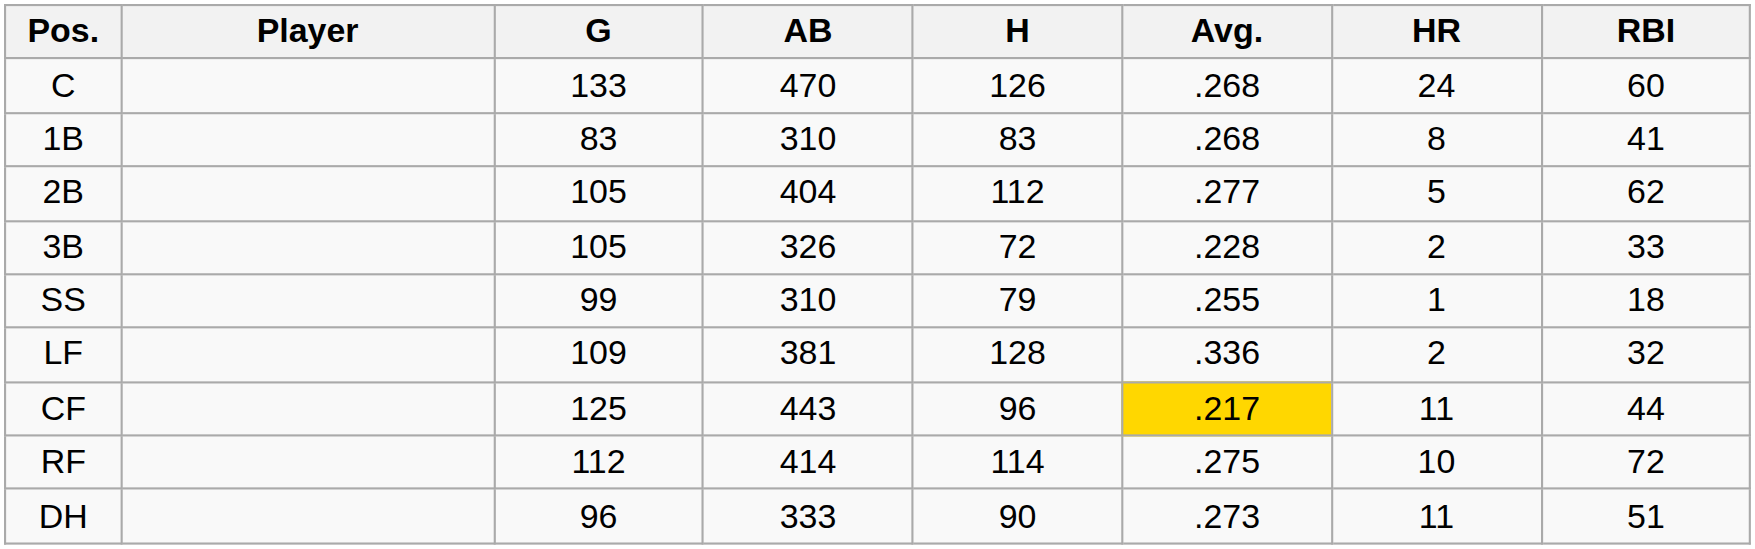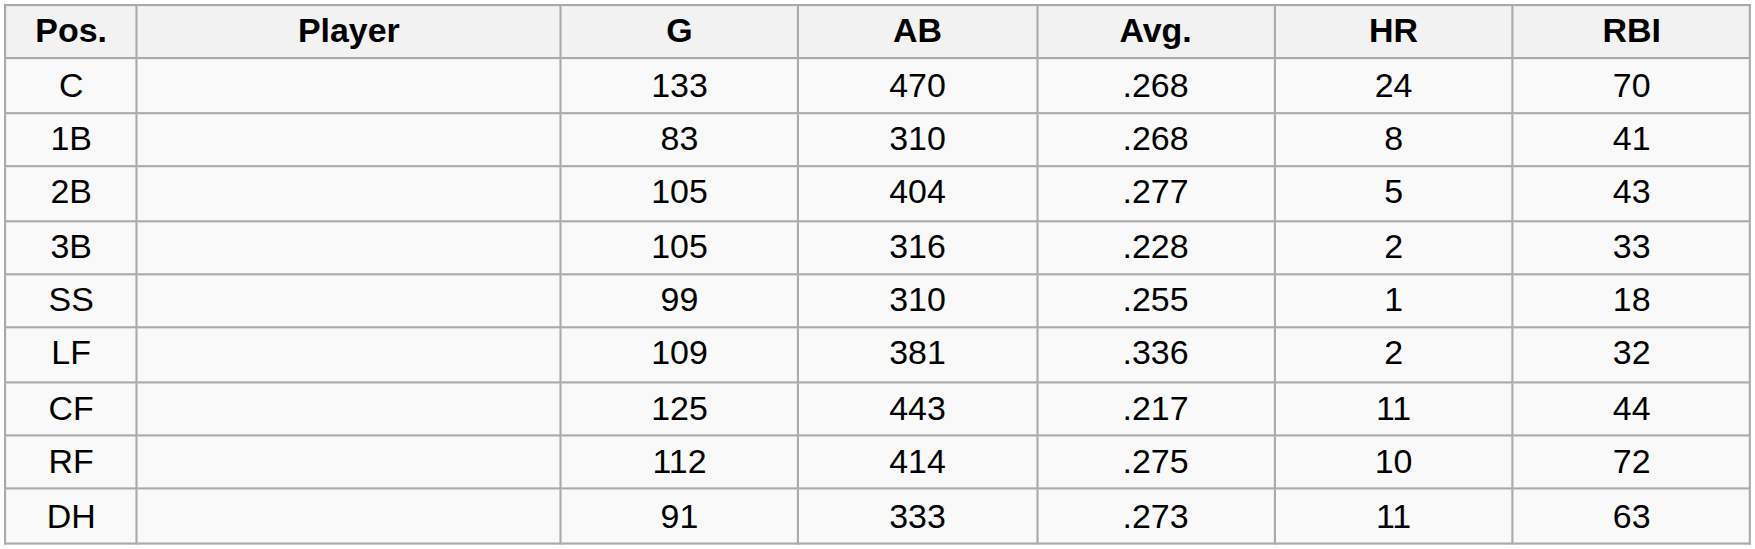- column: (1018, 31)
(1646, 85) 60 -> (1632, 85) 70
(1646, 192) 62 -> (1632, 192) 43
(808, 246) 326 -> (918, 246) 316
(1227, 407) gold background -> (1156, 407) no background
(599, 515) 96 -> (679, 515) 91
(1646, 515) 51 -> (1632, 515) 63
